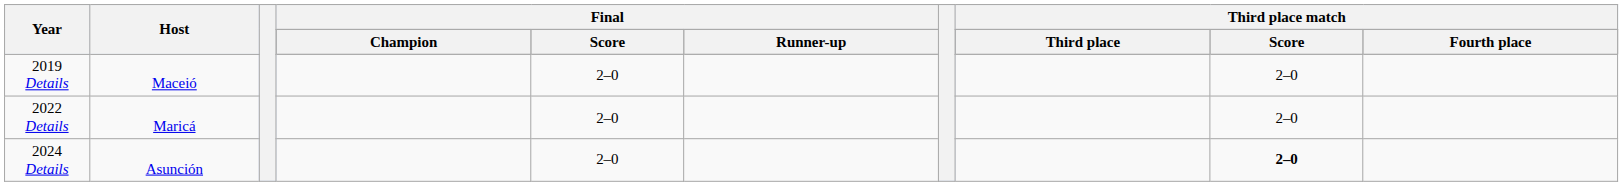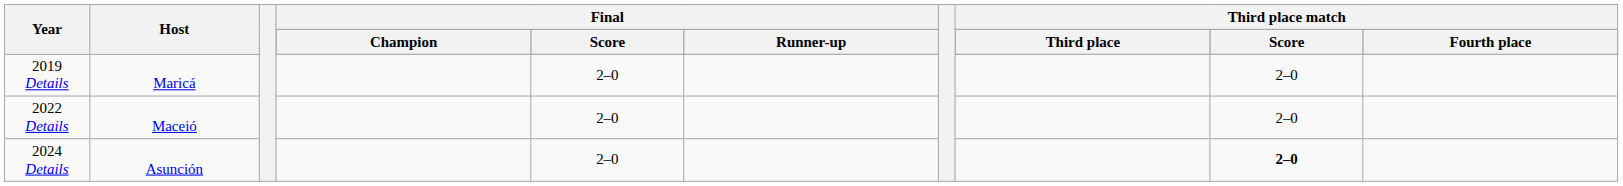(174, 84) Maceió -> (174, 84) Maricá
(174, 126) Maricá -> (174, 126) Maceió
